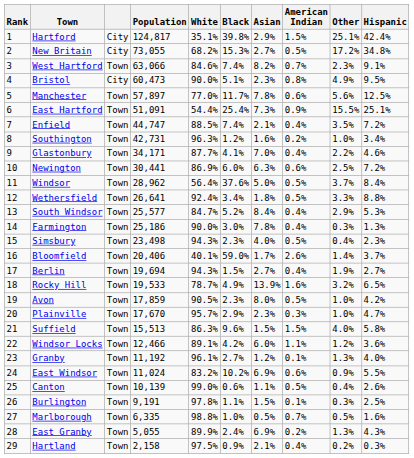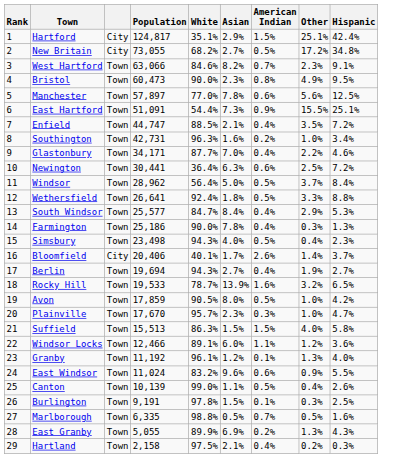- column: (236, 22)
(118, 80) City -> (118, 80) Town
(204, 168) 86.9% -> (204, 168) 36.4%
(118, 256) Town -> (118, 256) City
(264, 373) 6.9% -> (233, 373) 9.6%
